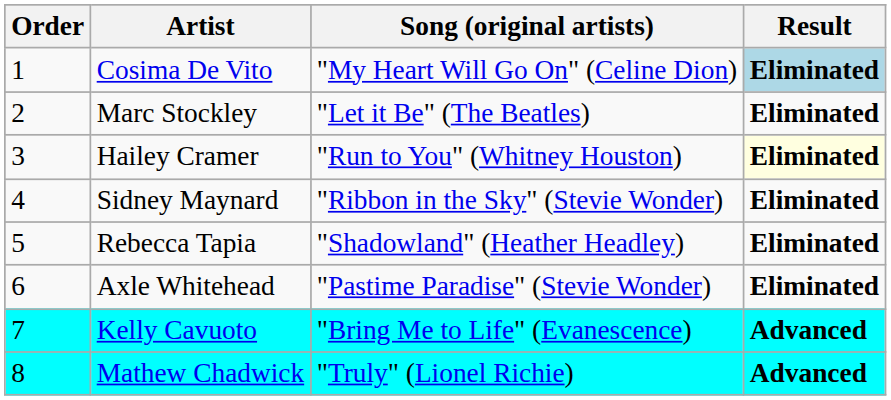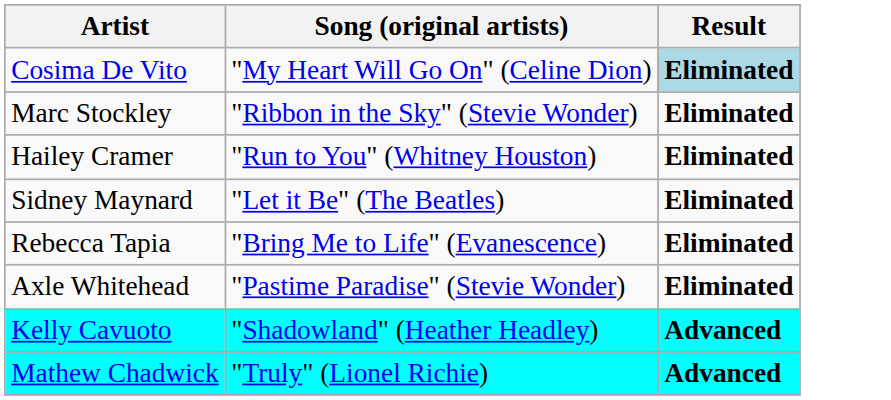- column: (48, 26)
(453, 112) "Let it Be" (The Beatles) -> (434, 112) "Ribbon in the Sky" (Stevie Wonder)
(814, 156) lightyellow background -> (729, 156) no background
(520, 199) "Ribbon in the Sky" (Stevie Wonder) -> (368, 199) "Let it Be" (The Beatles)
(500, 243) "Shadowland" (Heather Headley) -> (419, 243) "Bring Me to Life" (Evanescence)
(504, 329) "Bring Me to Life" (Evanescence) -> (415, 329) "Shadowland" (Heather Headley)
